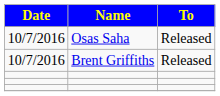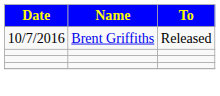- row: (36, 37)
